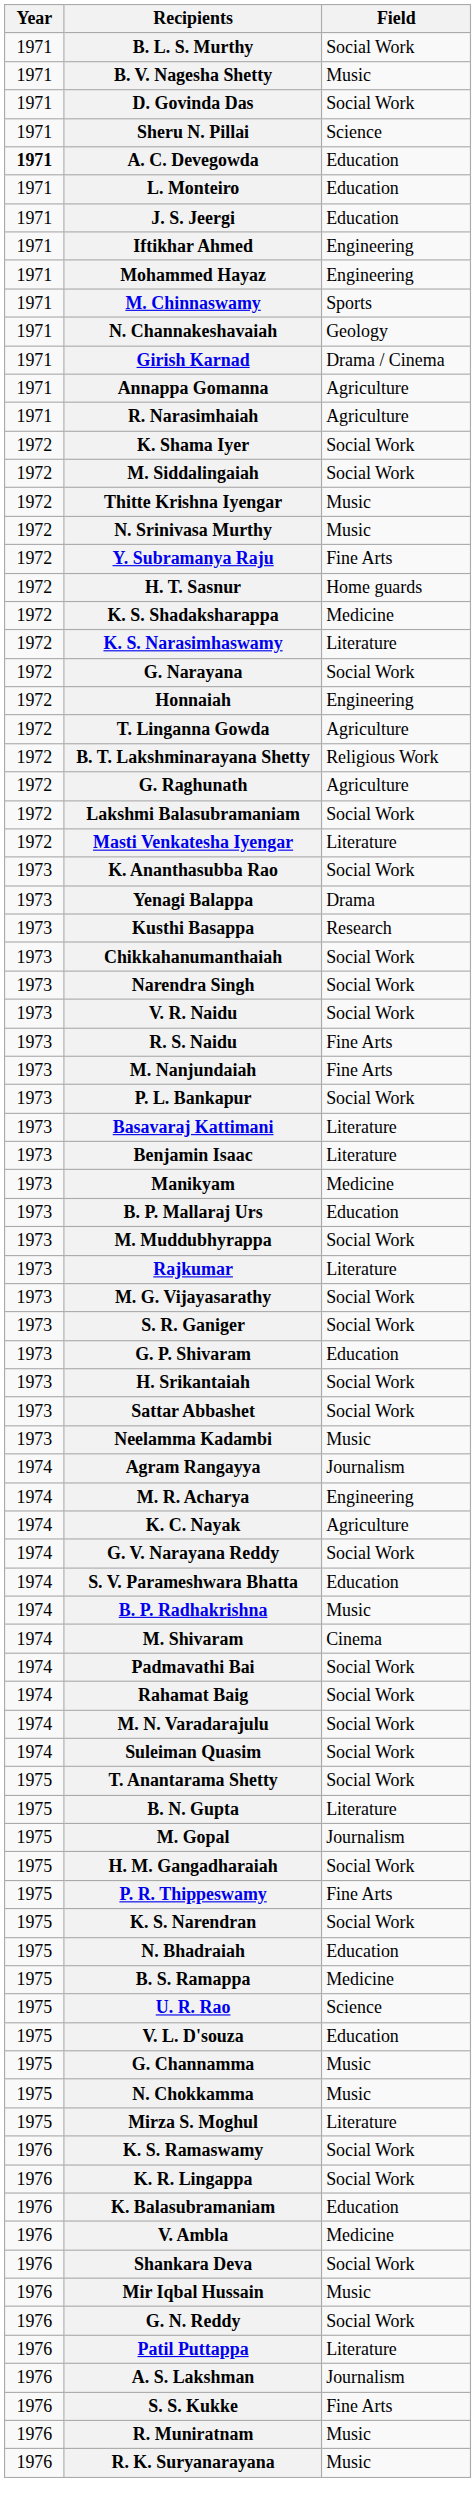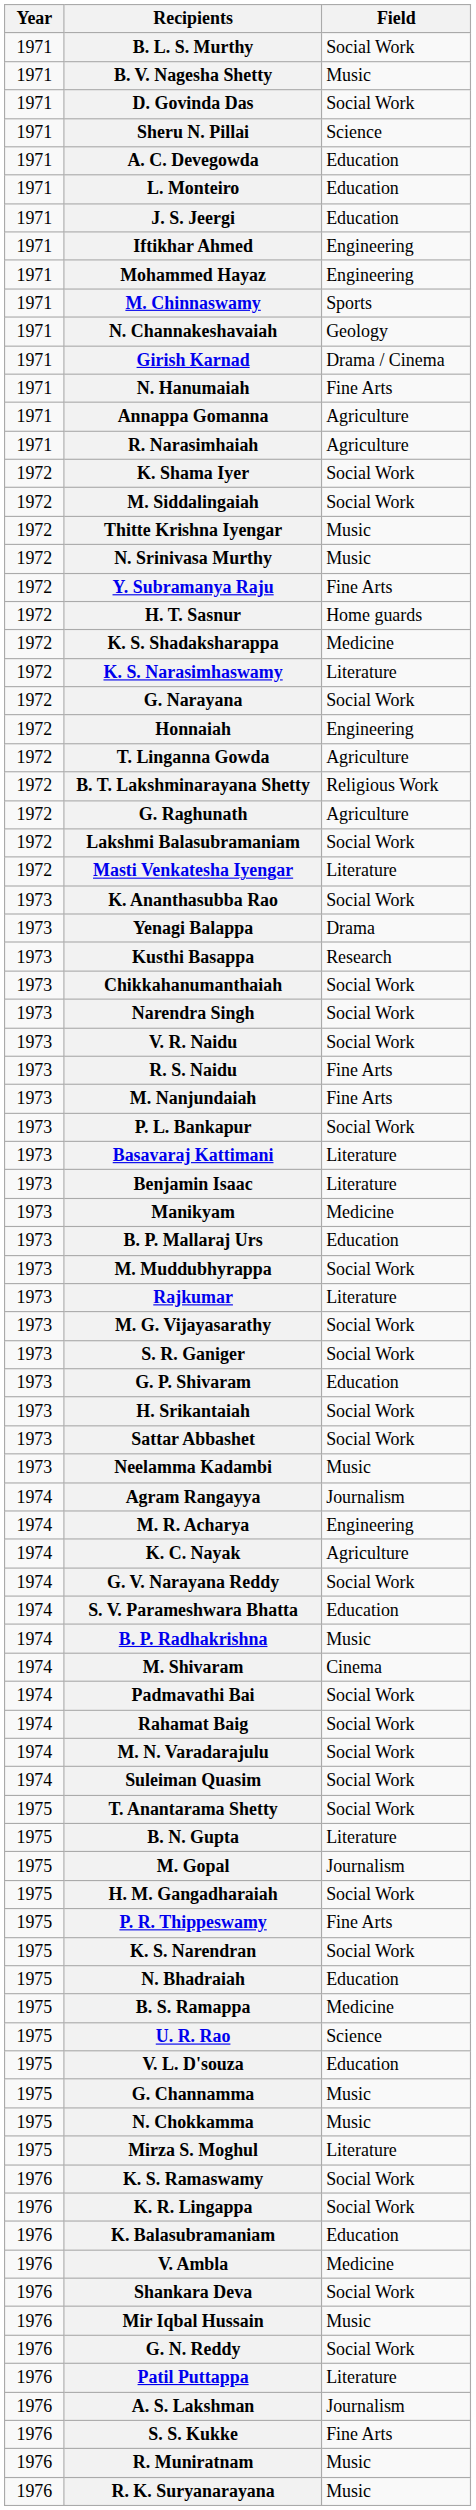(34, 160) bold -> (34, 160) normal
+ row: (193, 388)
